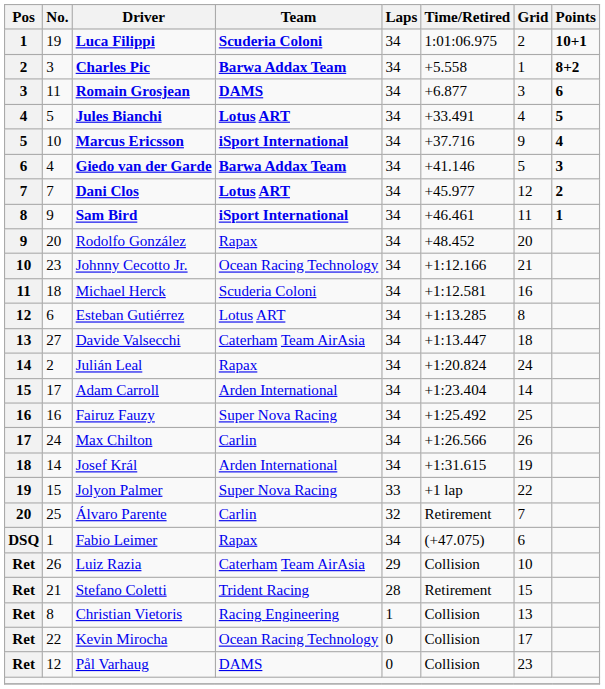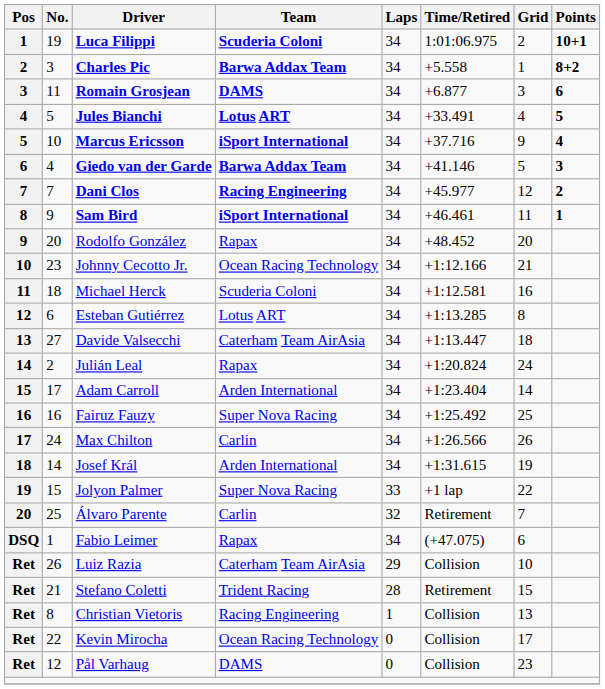(254, 190) Lotus ART -> (283, 190) Racing Engineering
